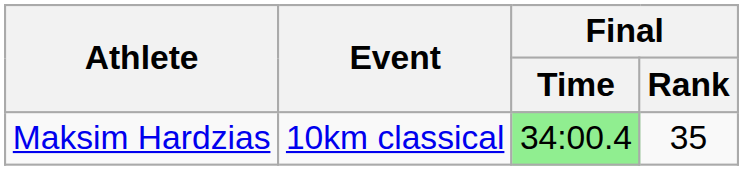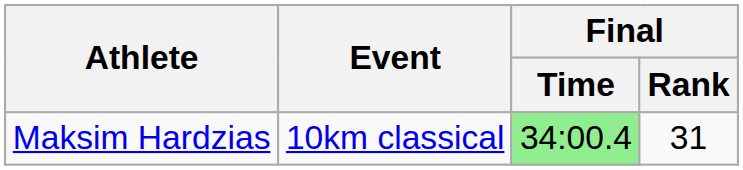(689, 137) 35 -> (689, 137) 31
